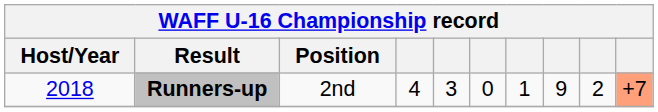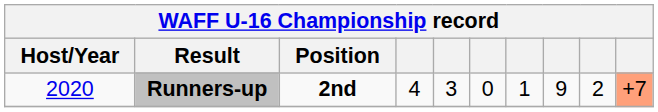(70, 89) 2018 -> (70, 89) 2020
(338, 89) normal -> (338, 89) bold
